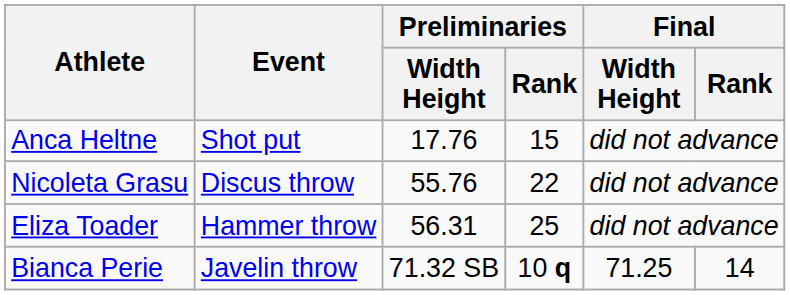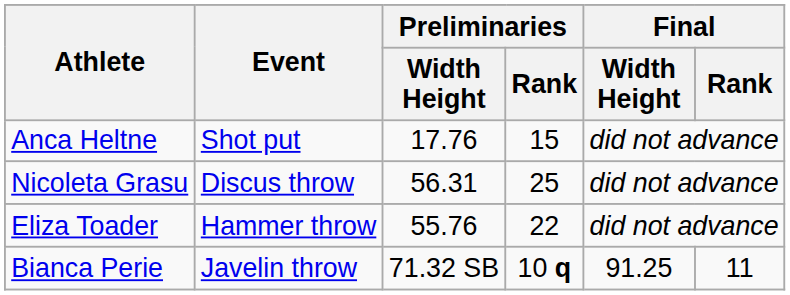(444, 183) 55.76 -> (444, 183) 56.31
(544, 183) 22 -> (544, 183) 25
(444, 225) 56.31 -> (444, 225) 55.76
(544, 225) 25 -> (544, 225) 22
(639, 268) 71.25 -> (639, 268) 91.25
(740, 268) 14 -> (740, 268) 11
